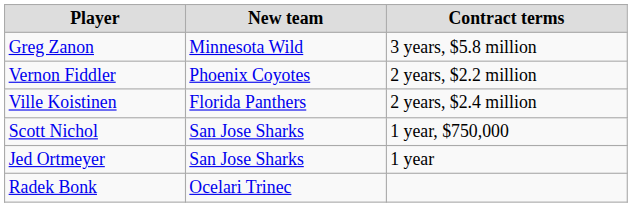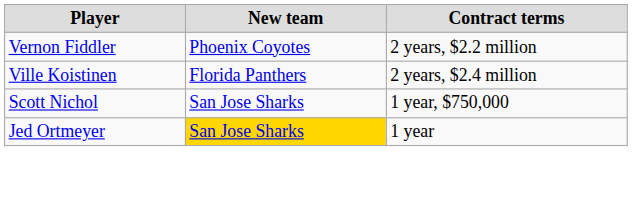- row: (51, 46)
(247, 159) no background -> (247, 131) gold background
- row: (53, 187)
